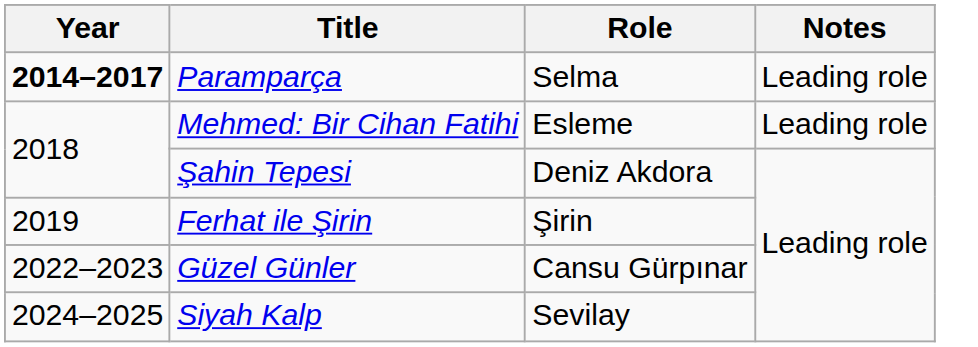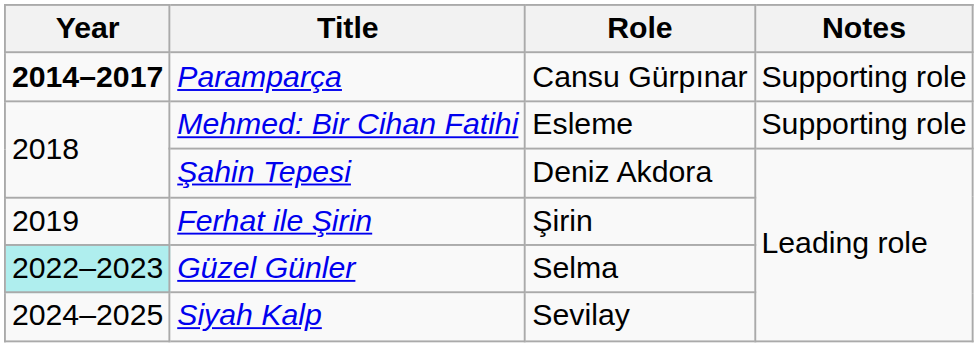(575, 76) Selma -> (640, 76) Cansu Gürpınar
(845, 76) Leading role -> (864, 76) Supporting role
(845, 124) Leading role -> (864, 124) Supporting role
(88, 268) no background -> (88, 268) paleturquoise background
(640, 268) Cansu Gürpınar -> (575, 268) Selma
